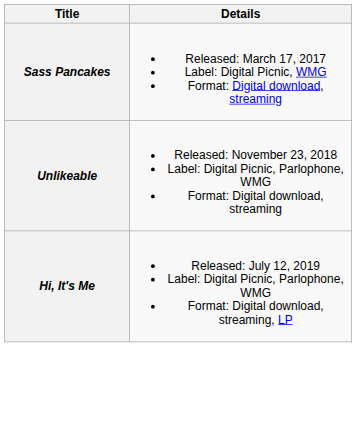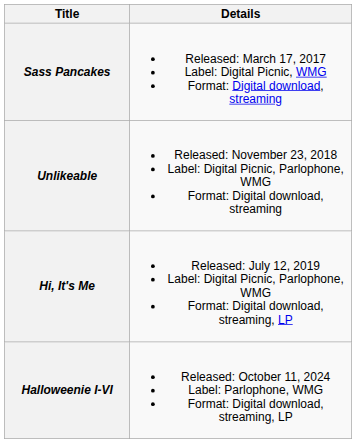+ row: (67, 390)
